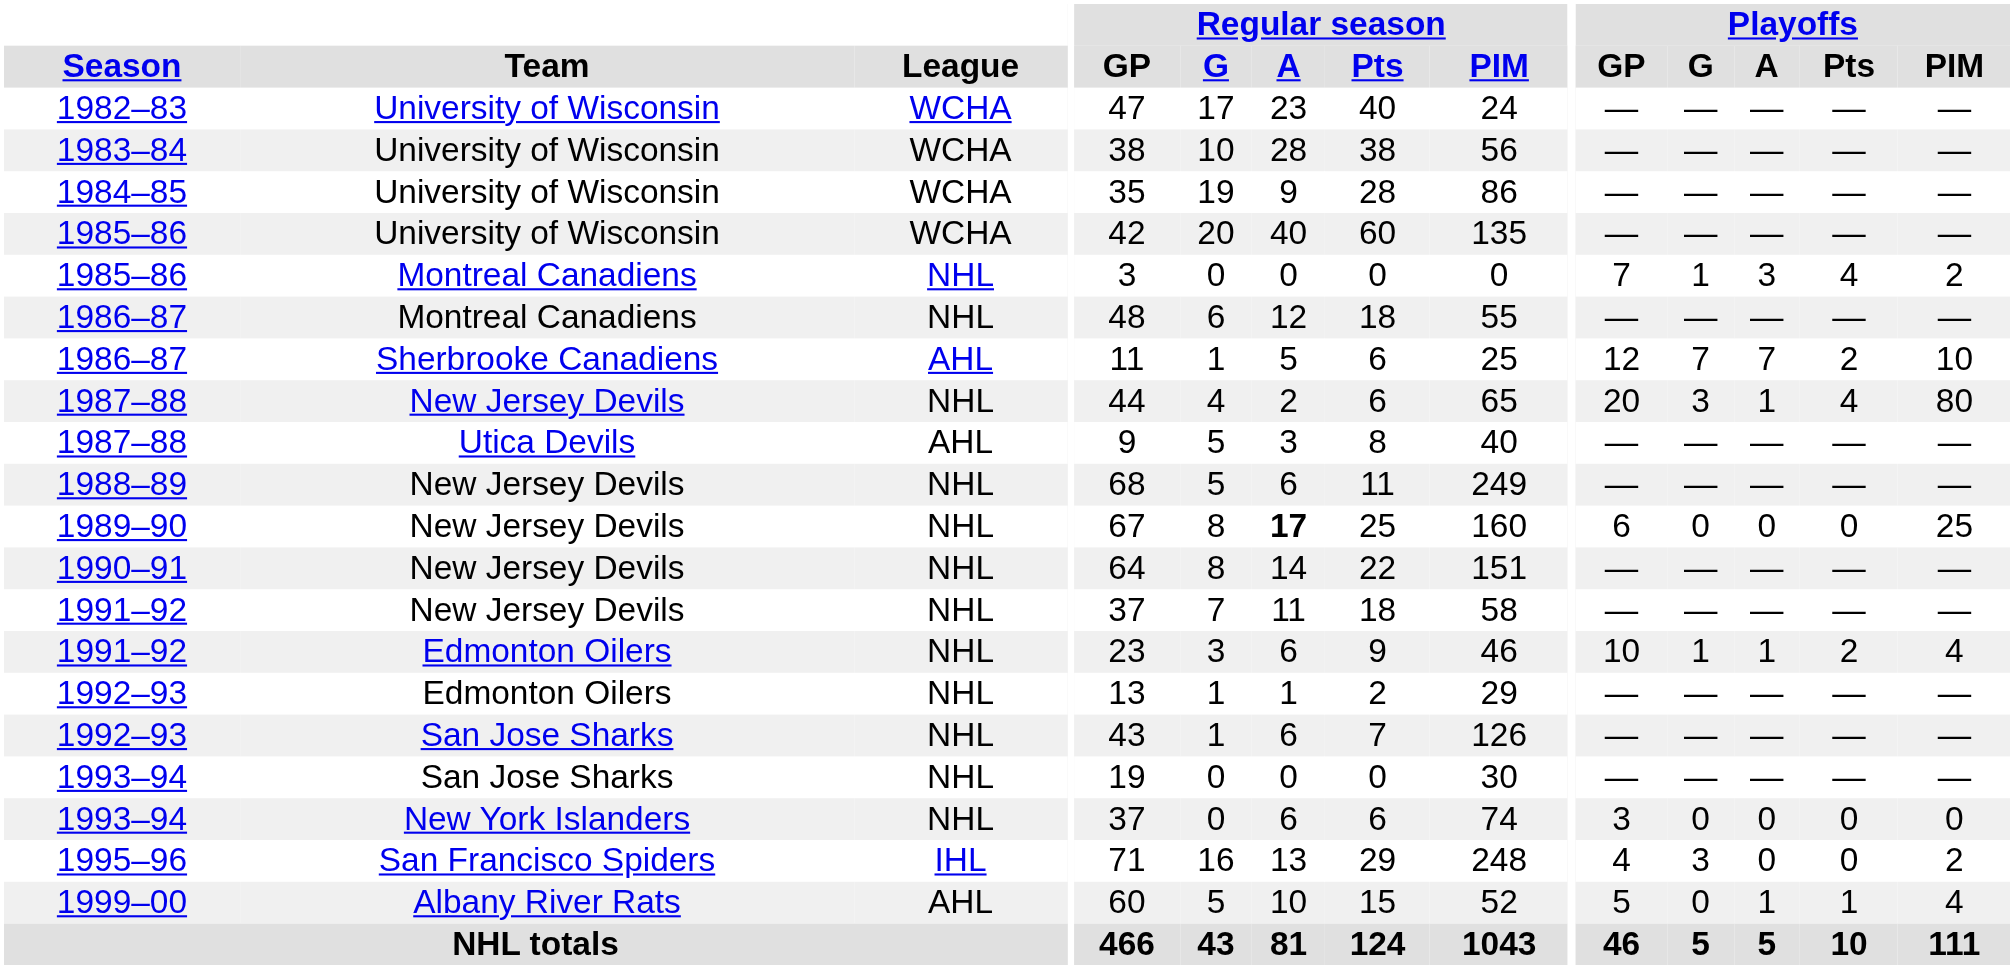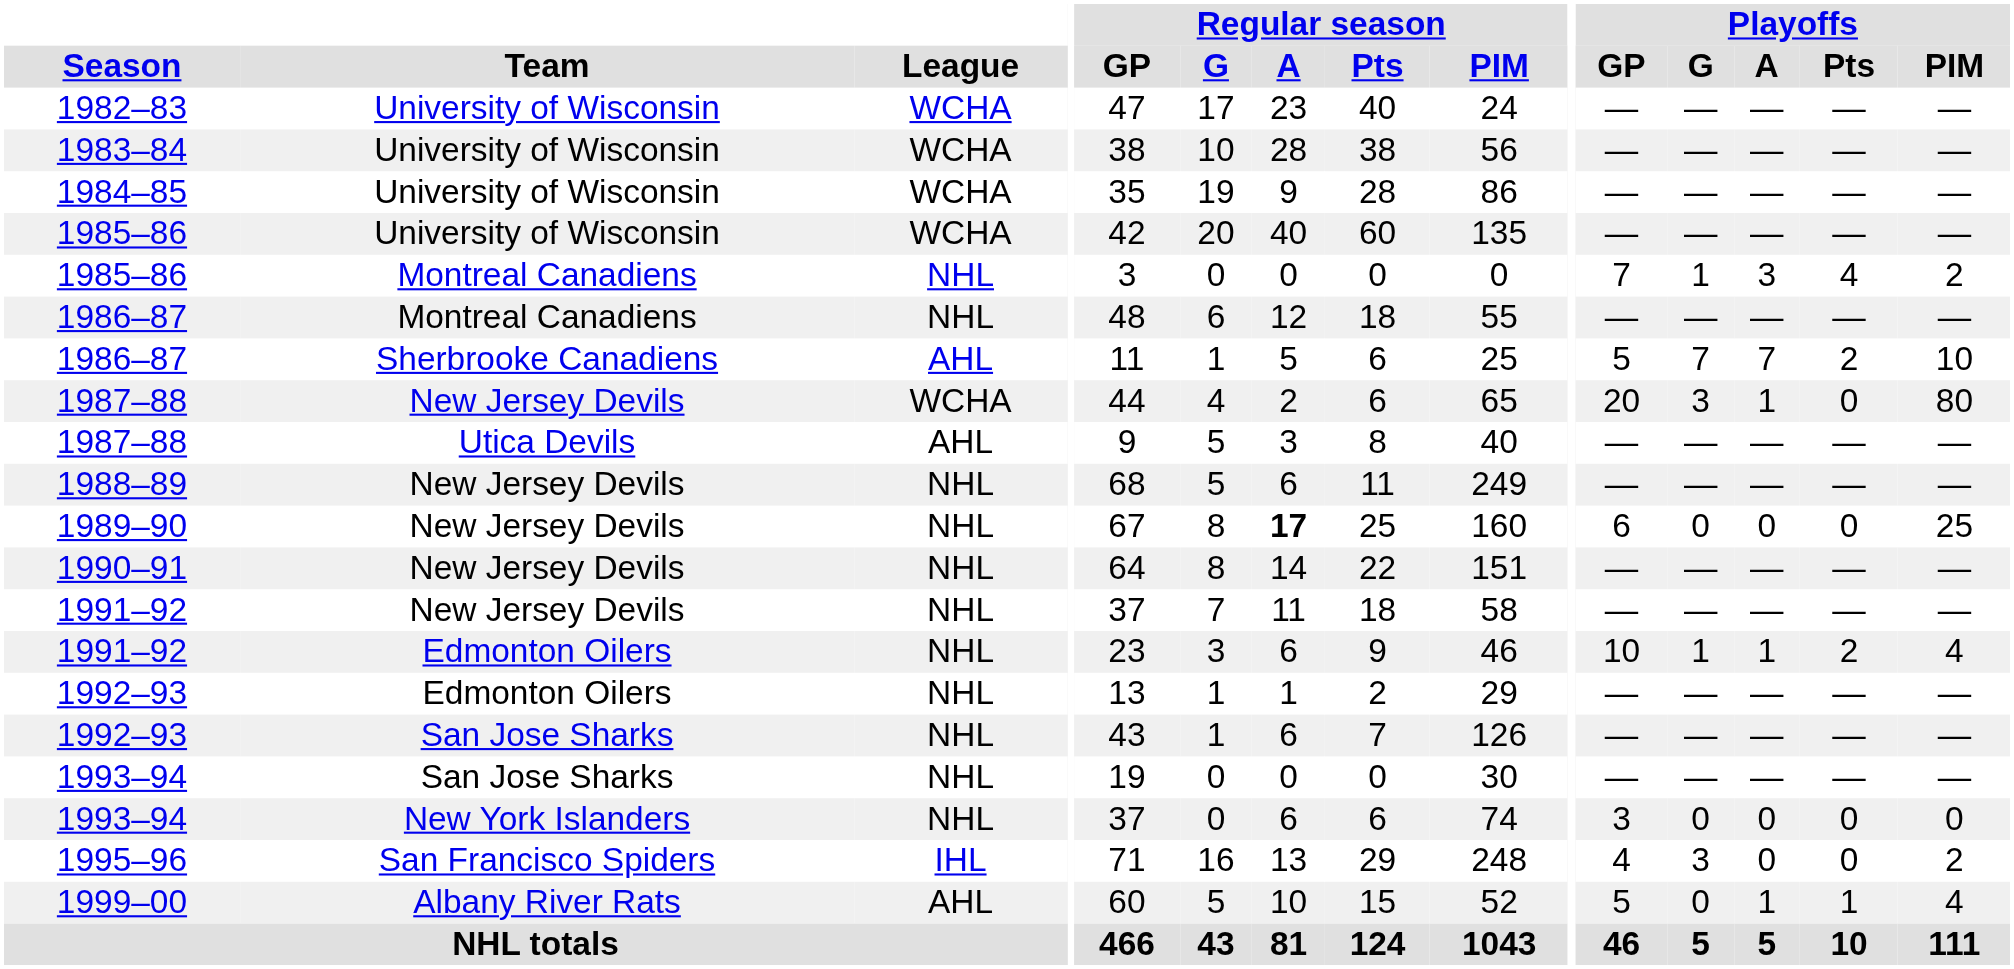(1622, 358) 12 -> (1622, 358) 5
(961, 400) NHL -> (961, 400) WCHA
(1849, 400) 4 -> (1849, 400) 0
